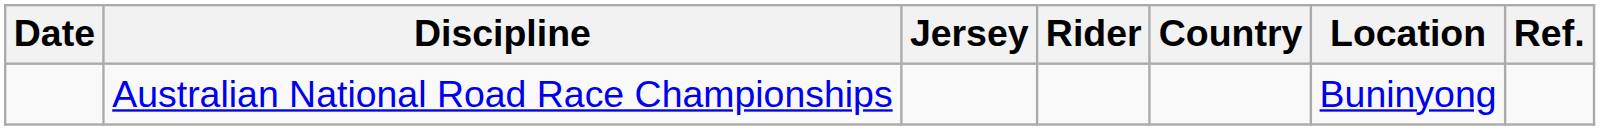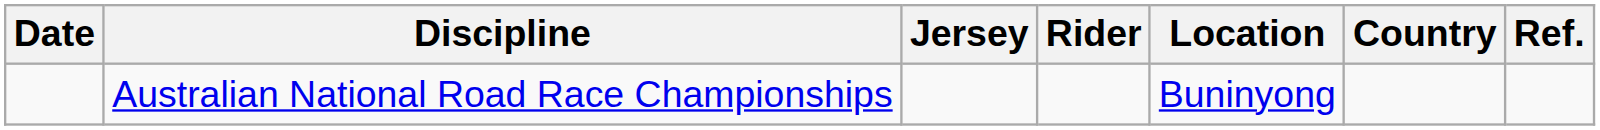columns swapped: (1231, 34) <-> (1408, 34)
